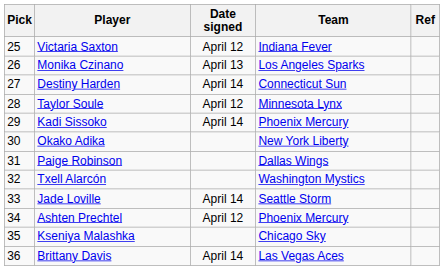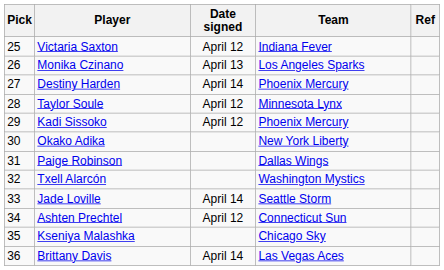(302, 84) Connecticut Sun -> (303, 84) Phoenix Mercury
(223, 122) April 14 -> (223, 122) April 12
(303, 217) Phoenix Mercury -> (302, 217) Connecticut Sun
